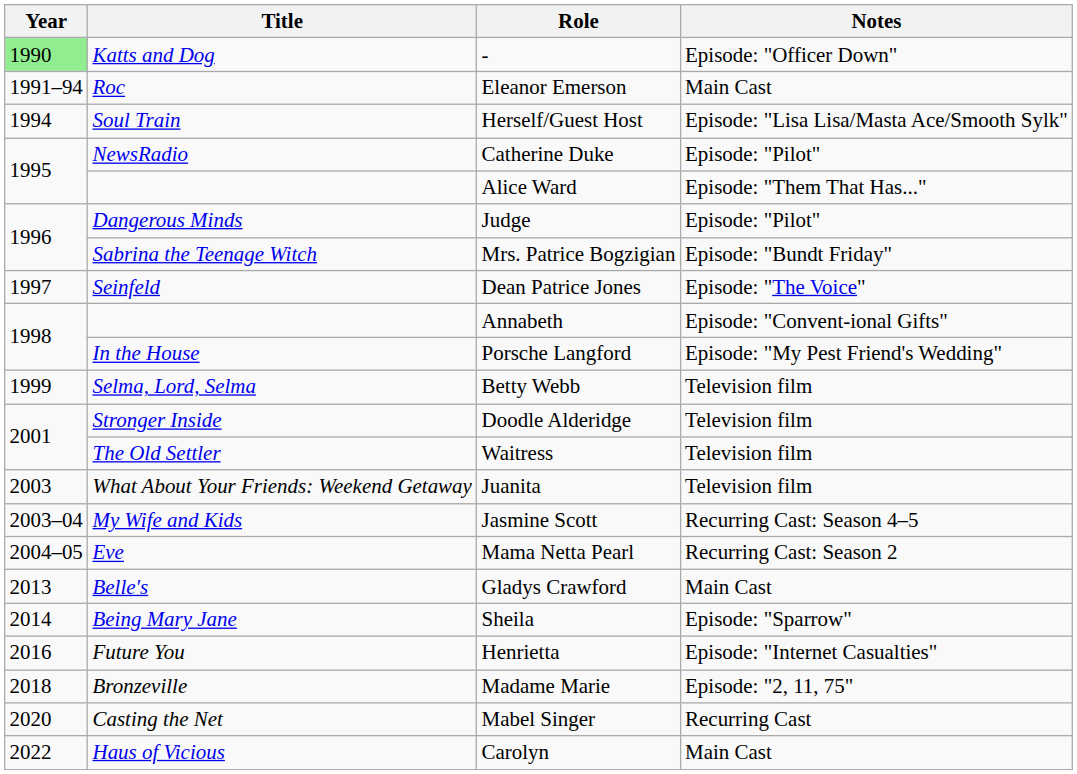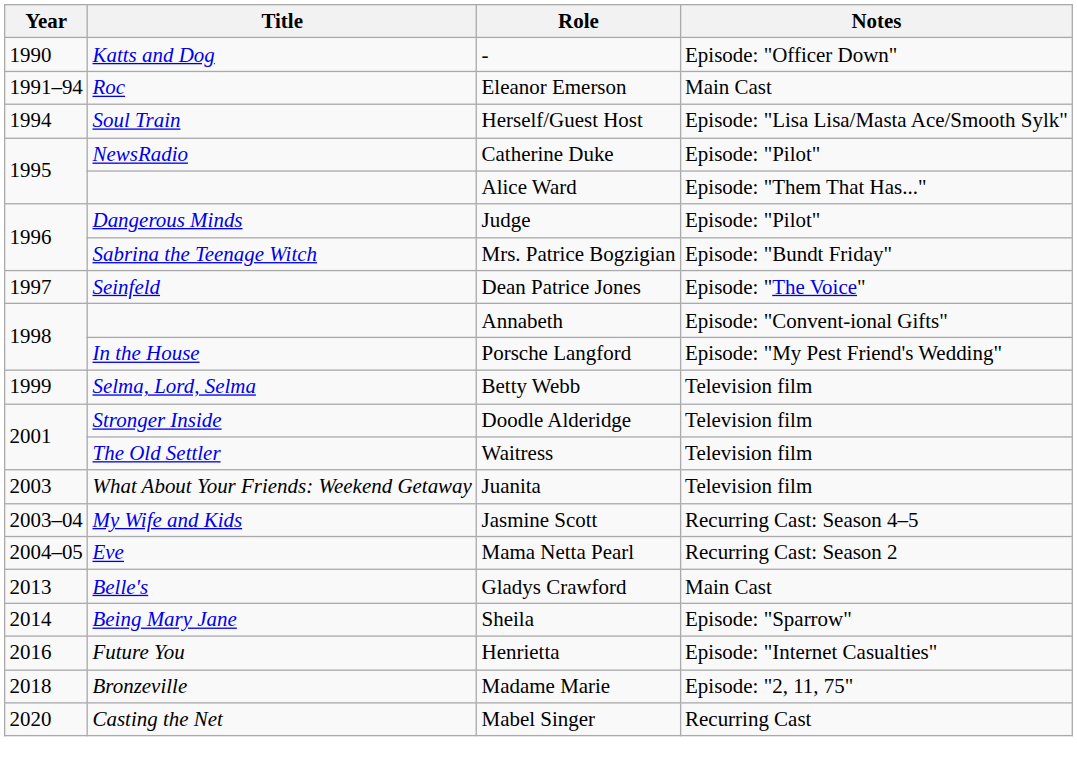(30, 54) lightgreen background -> (30, 54) no background
- row: (515, 752)
